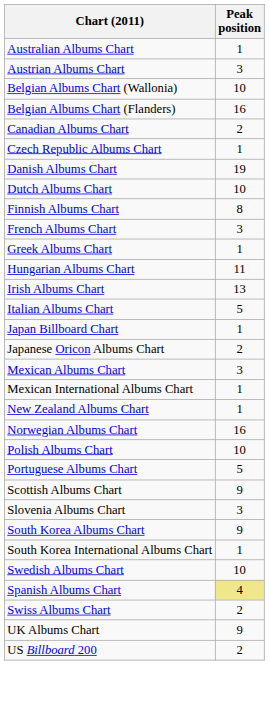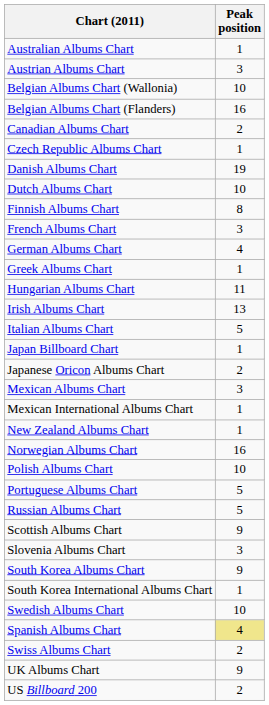+ row: (65, 249)
+ row: (64, 509)
